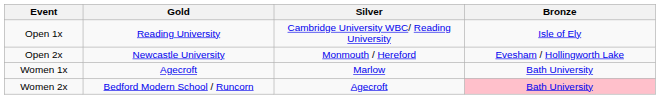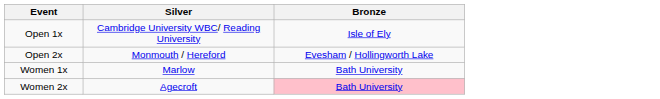- column: (179, 12)
